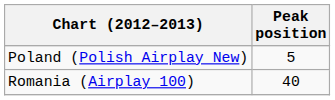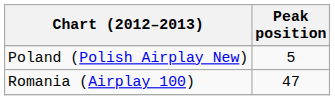(291, 82) 40 -> (291, 82) 47
